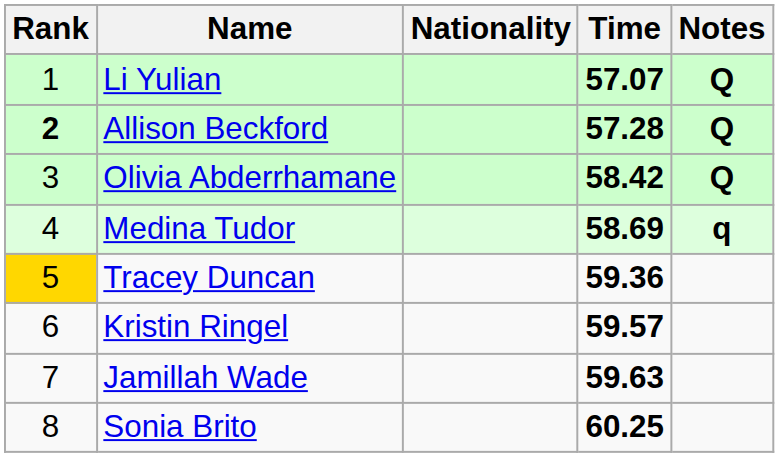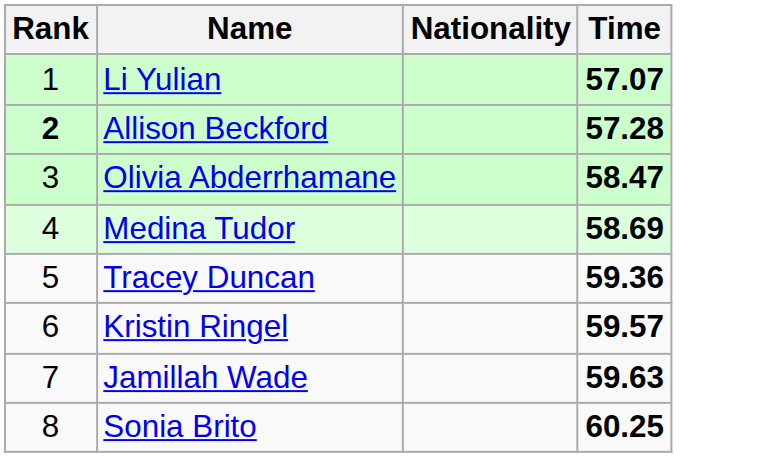- column: (722, 29)
(625, 178) 58.42 -> (625, 178) 58.47
(51, 278) gold background -> (51, 278) no background
